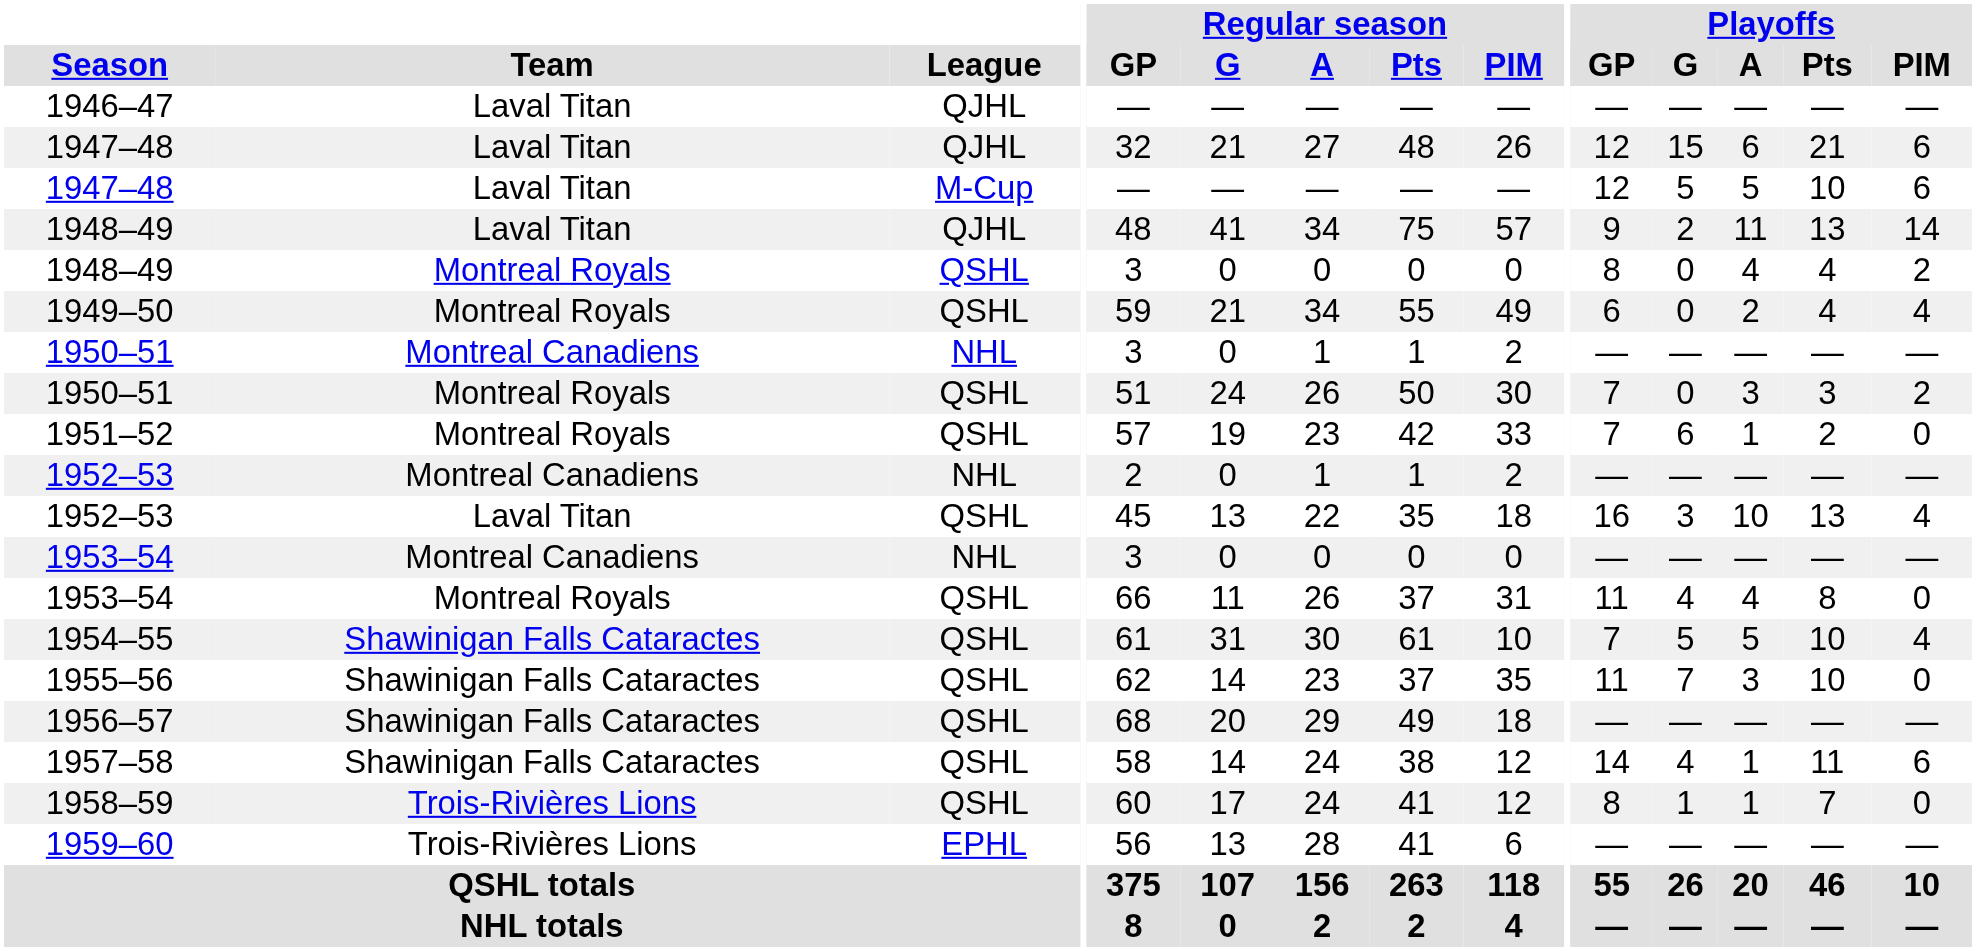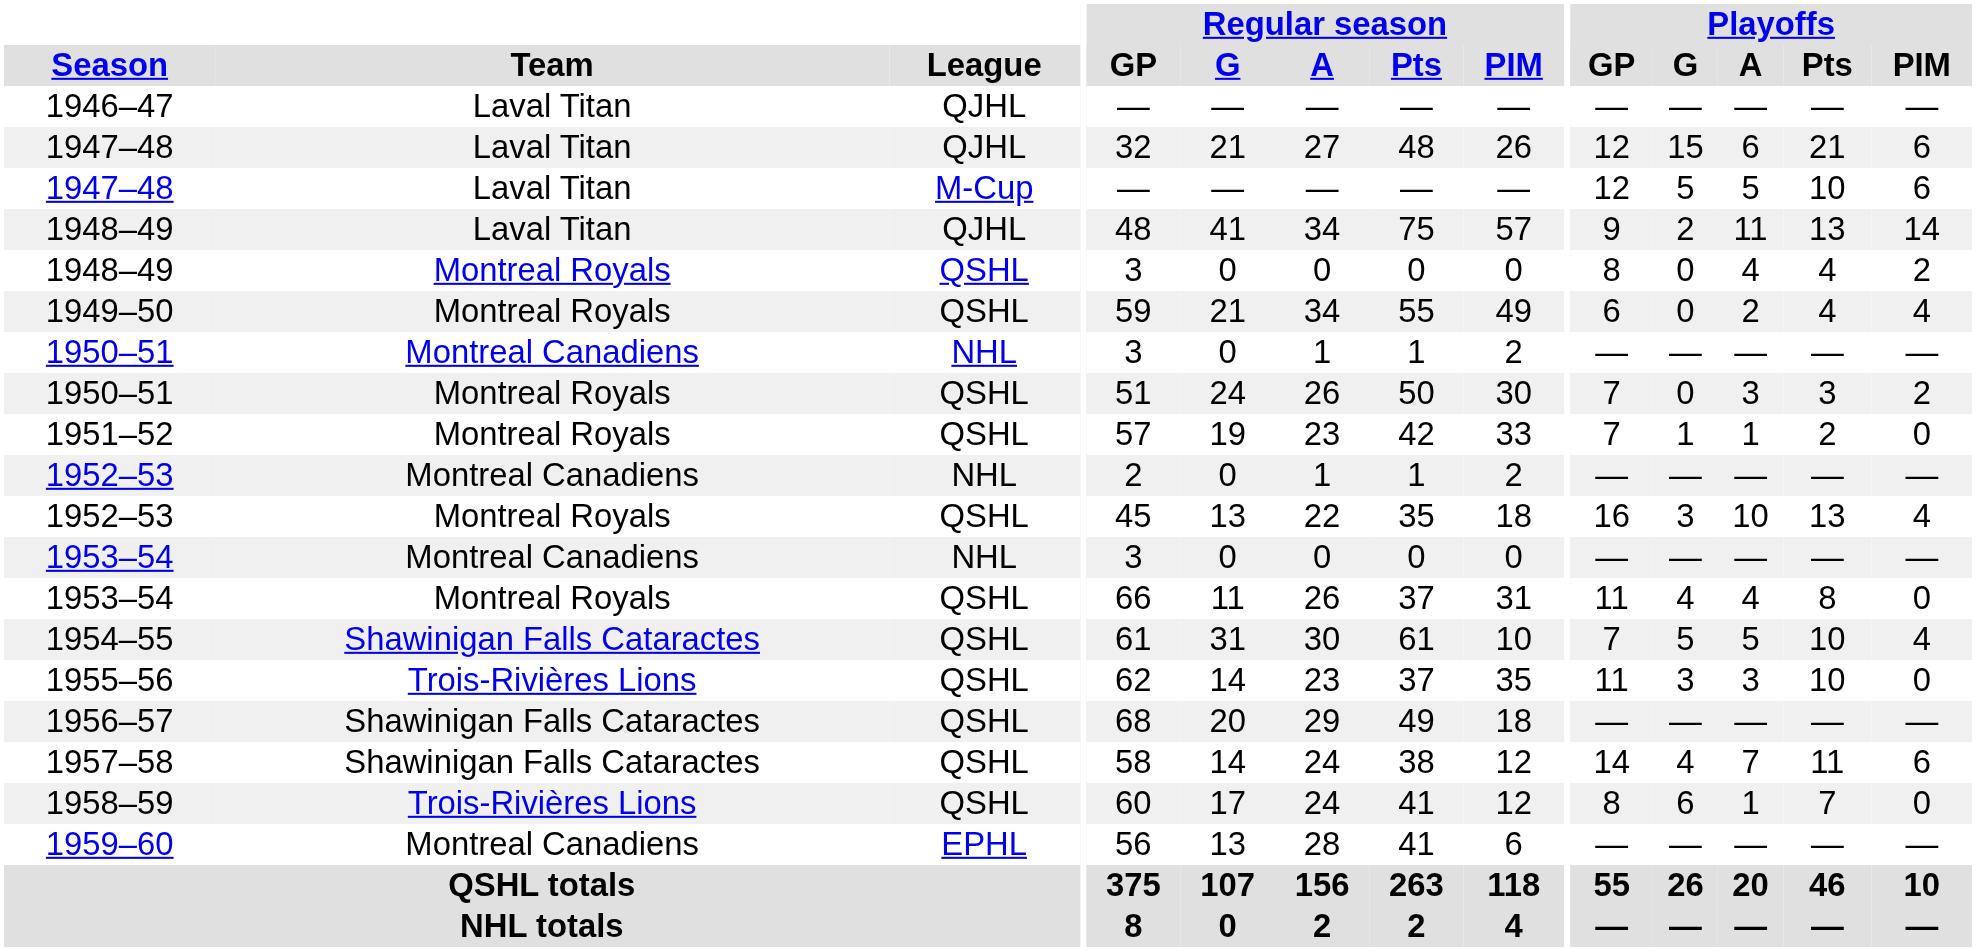(1685, 433) 6 -> (1685, 433) 1
(552, 515) Laval Titan -> (552, 515) Montreal Royals
(552, 679) Shawinigan Falls Cataractes -> (552, 679) Trois-Rivières Lions
(1685, 679) 7 -> (1685, 679) 3
(1751, 761) 1 -> (1751, 761) 7
(1685, 802) 1 -> (1685, 802) 6
(552, 843) Trois-Rivières Lions -> (552, 843) Montreal Canadiens
